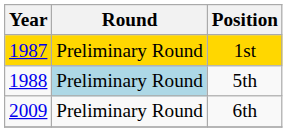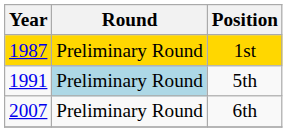(28, 80) 1988 -> (28, 80) 1991
(28, 111) 2009 -> (28, 111) 2007
